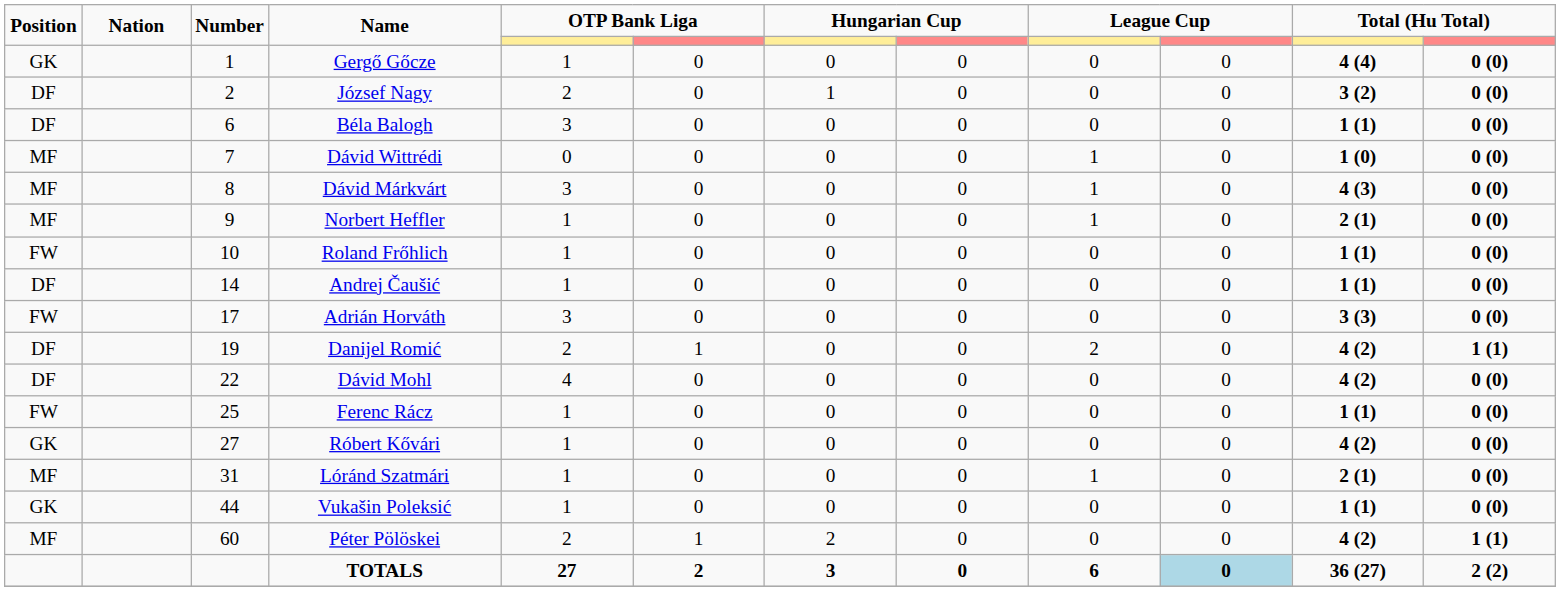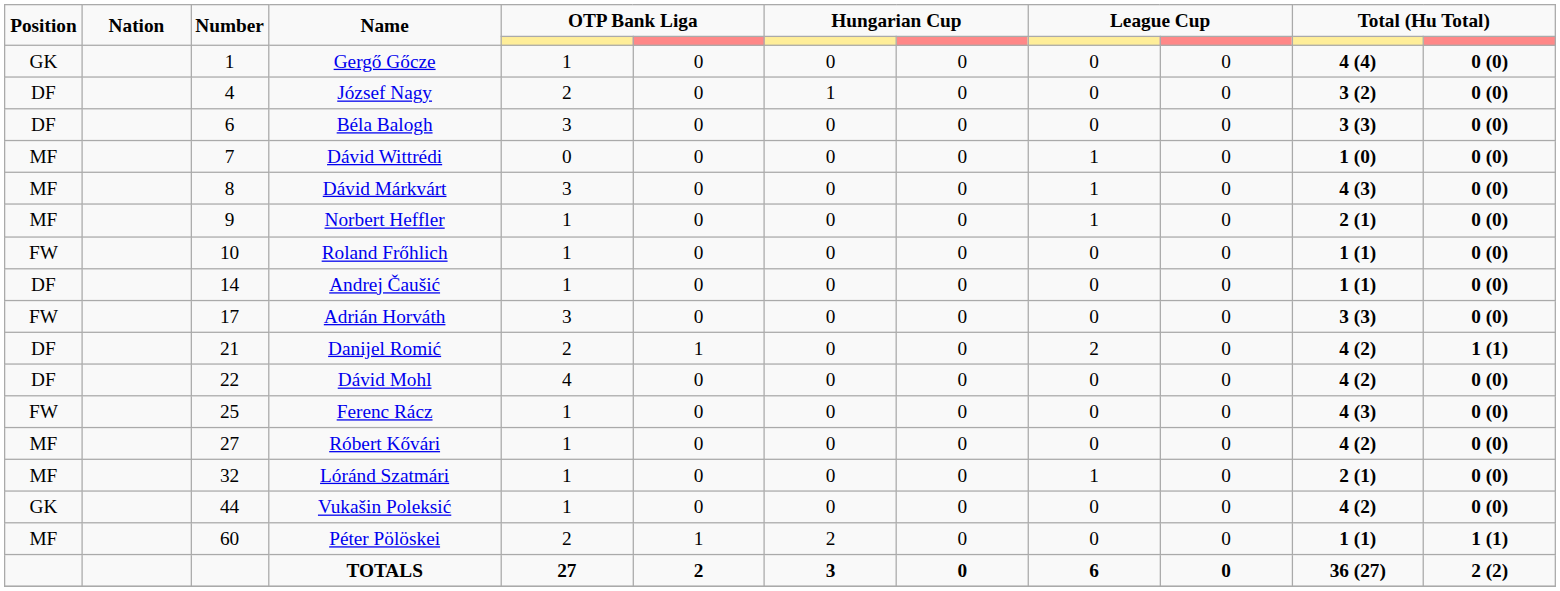(230, 93) 2 -> (230, 93) 4
(1358, 125) 1 (1) -> (1358, 125) 3 (3)
(230, 347) 19 -> (230, 347) 21
(1358, 411) 1 (1) -> (1358, 411) 4 (3)
(43, 443) GK -> (43, 443) MF
(230, 475) 31 -> (230, 475) 32
(1358, 507) 1 (1) -> (1358, 507) 4 (2)
(1358, 538) 4 (2) -> (1358, 538) 1 (1)
(1226, 570) lightblue background -> (1226, 570) no background
